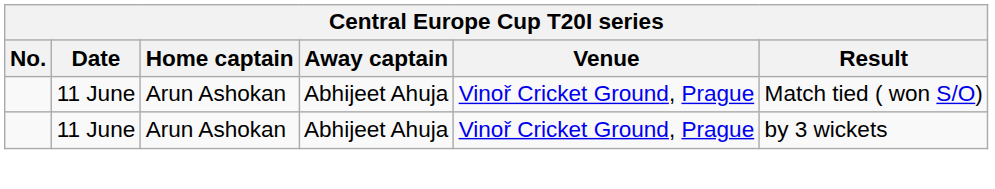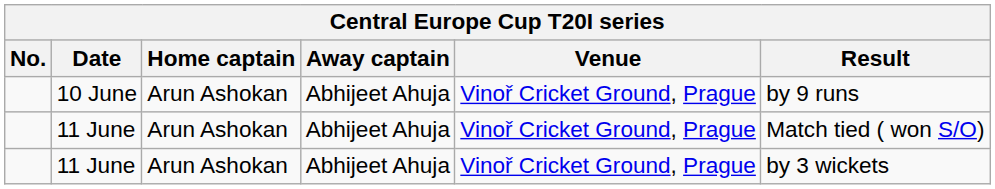+ row: (28, 94)
